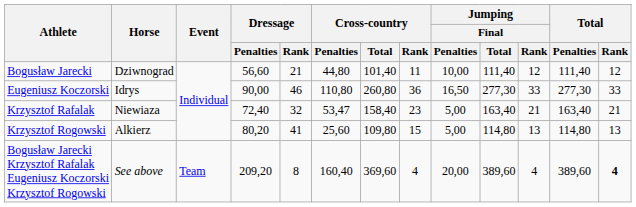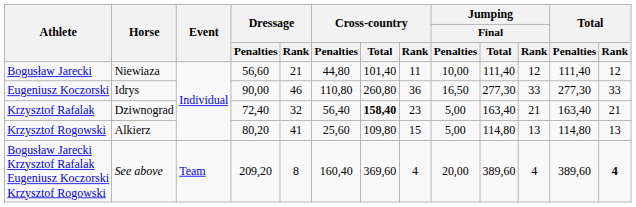(144, 71) Dziwnograd -> (137, 71) Niewiaza
(137, 111) Niewiaza -> (144, 111) Dziwnograd
(336, 111) 53,47 -> (336, 111) 56,40
(380, 111) normal -> (380, 111) bold
